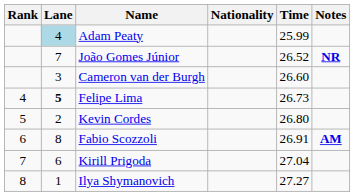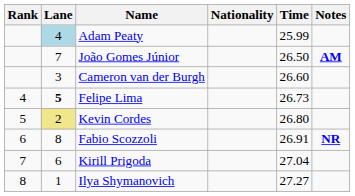(294, 56) 26.52 -> (294, 56) 26.50
(331, 56) NR -> (331, 56) AM
(58, 118) no background -> (58, 118) khaki background
(331, 139) AM -> (331, 139) NR
